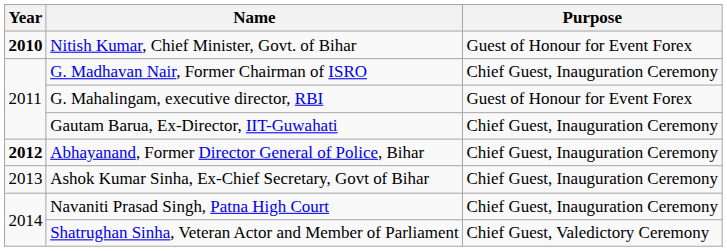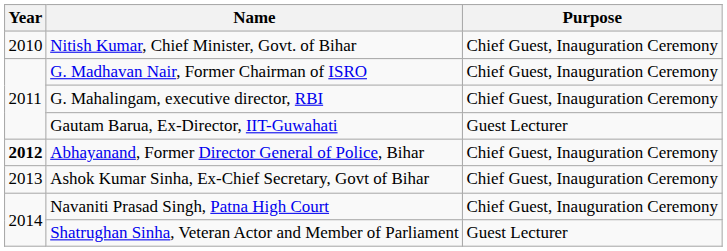(25, 44) bold -> (25, 44) normal
(579, 44) Guest of Honour for Event Forex -> (592, 44) Chief Guest, Inauguration Ceremony
(579, 98) Guest of Honour for Event Forex -> (592, 98) Chief Guest, Inauguration Ceremony
(592, 125) Chief Guest, Inauguration Ceremony -> (517, 125) Guest Lecturer
(588, 233) Chief Guest, Valedictory Ceremony -> (517, 233) Guest Lecturer
